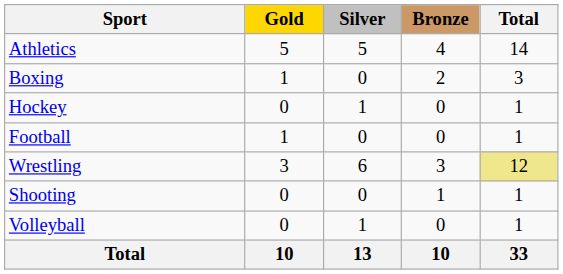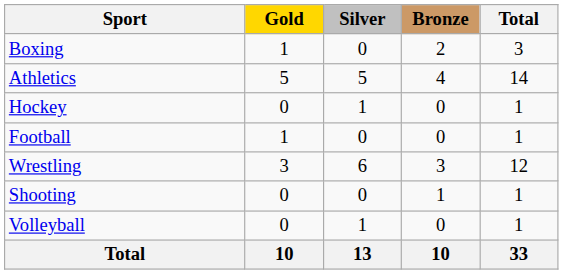rows swapped: (42, 48) <-> (36, 78)
(519, 166) khaki background -> (519, 166) no background
